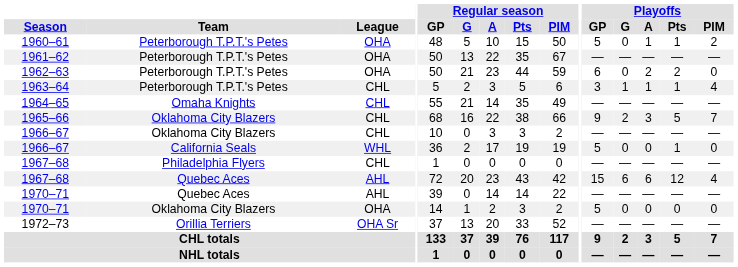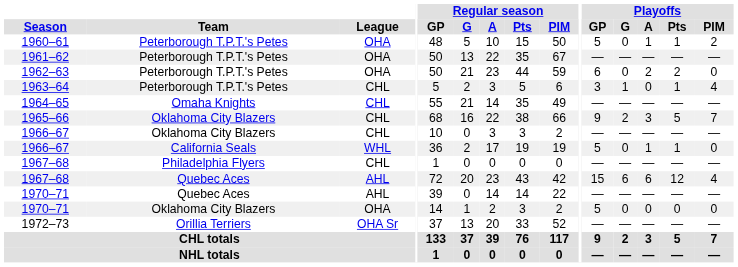(648, 87) 1 -> (648, 87) 0
(648, 148) 0 -> (648, 148) 1
